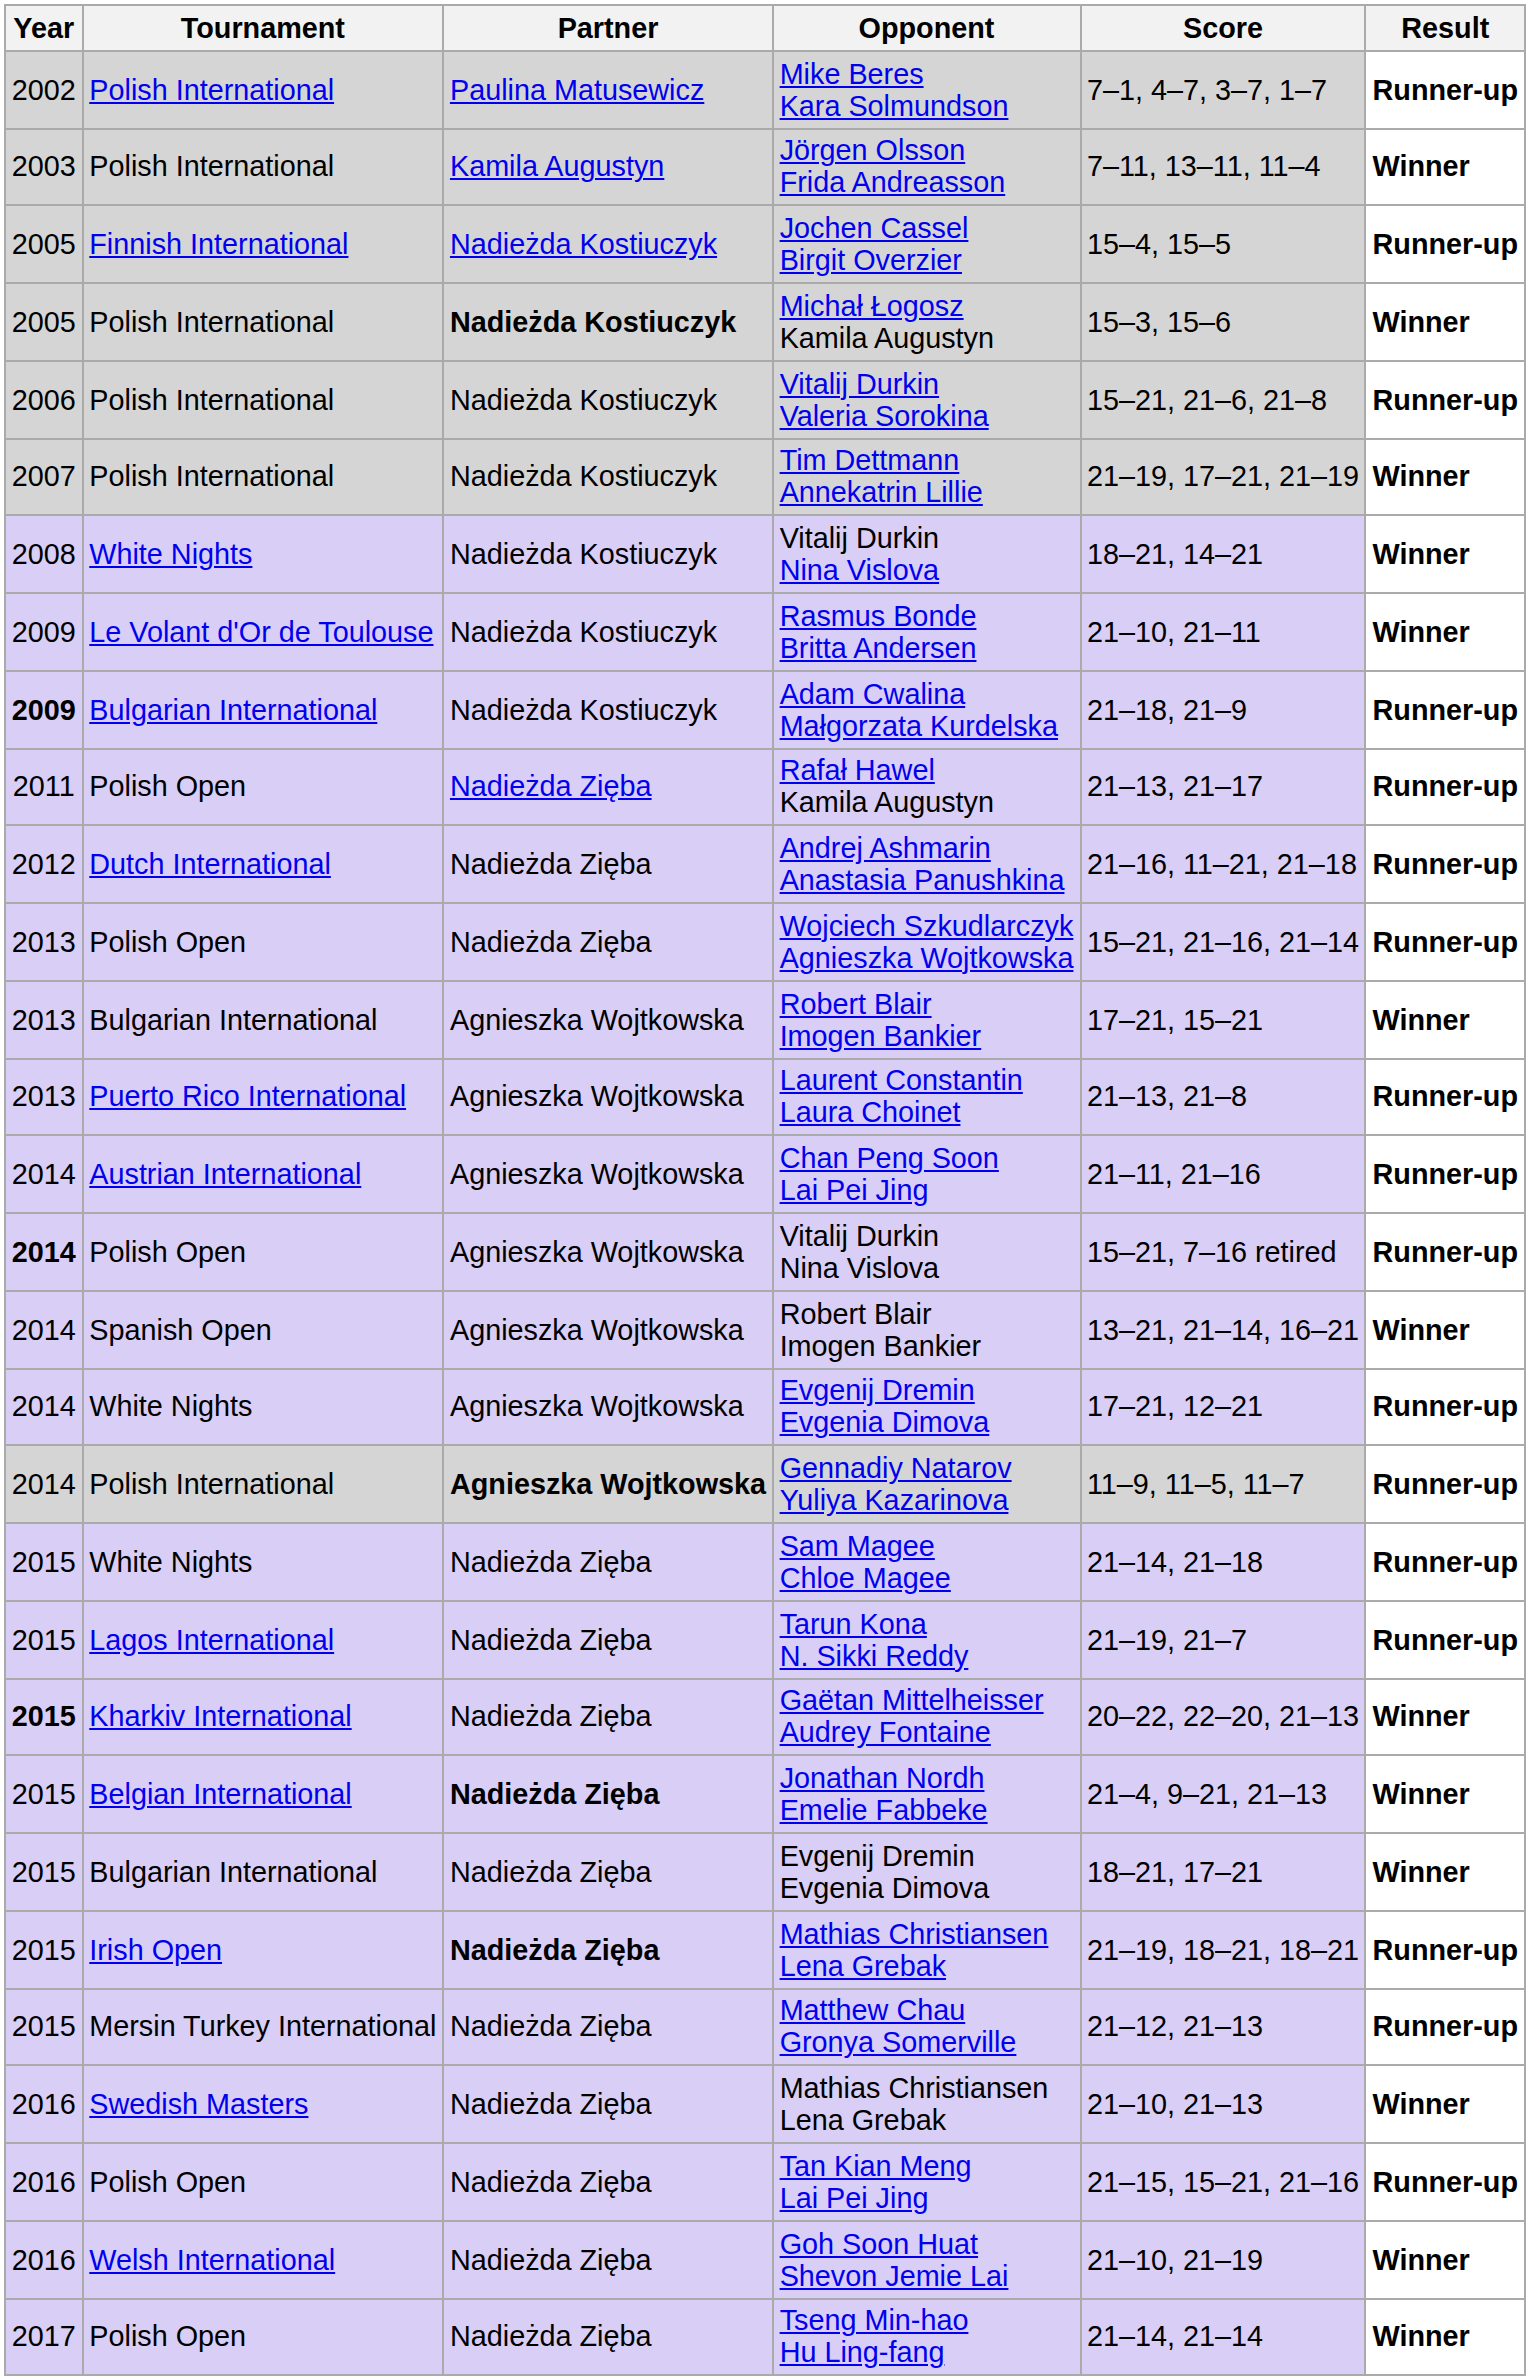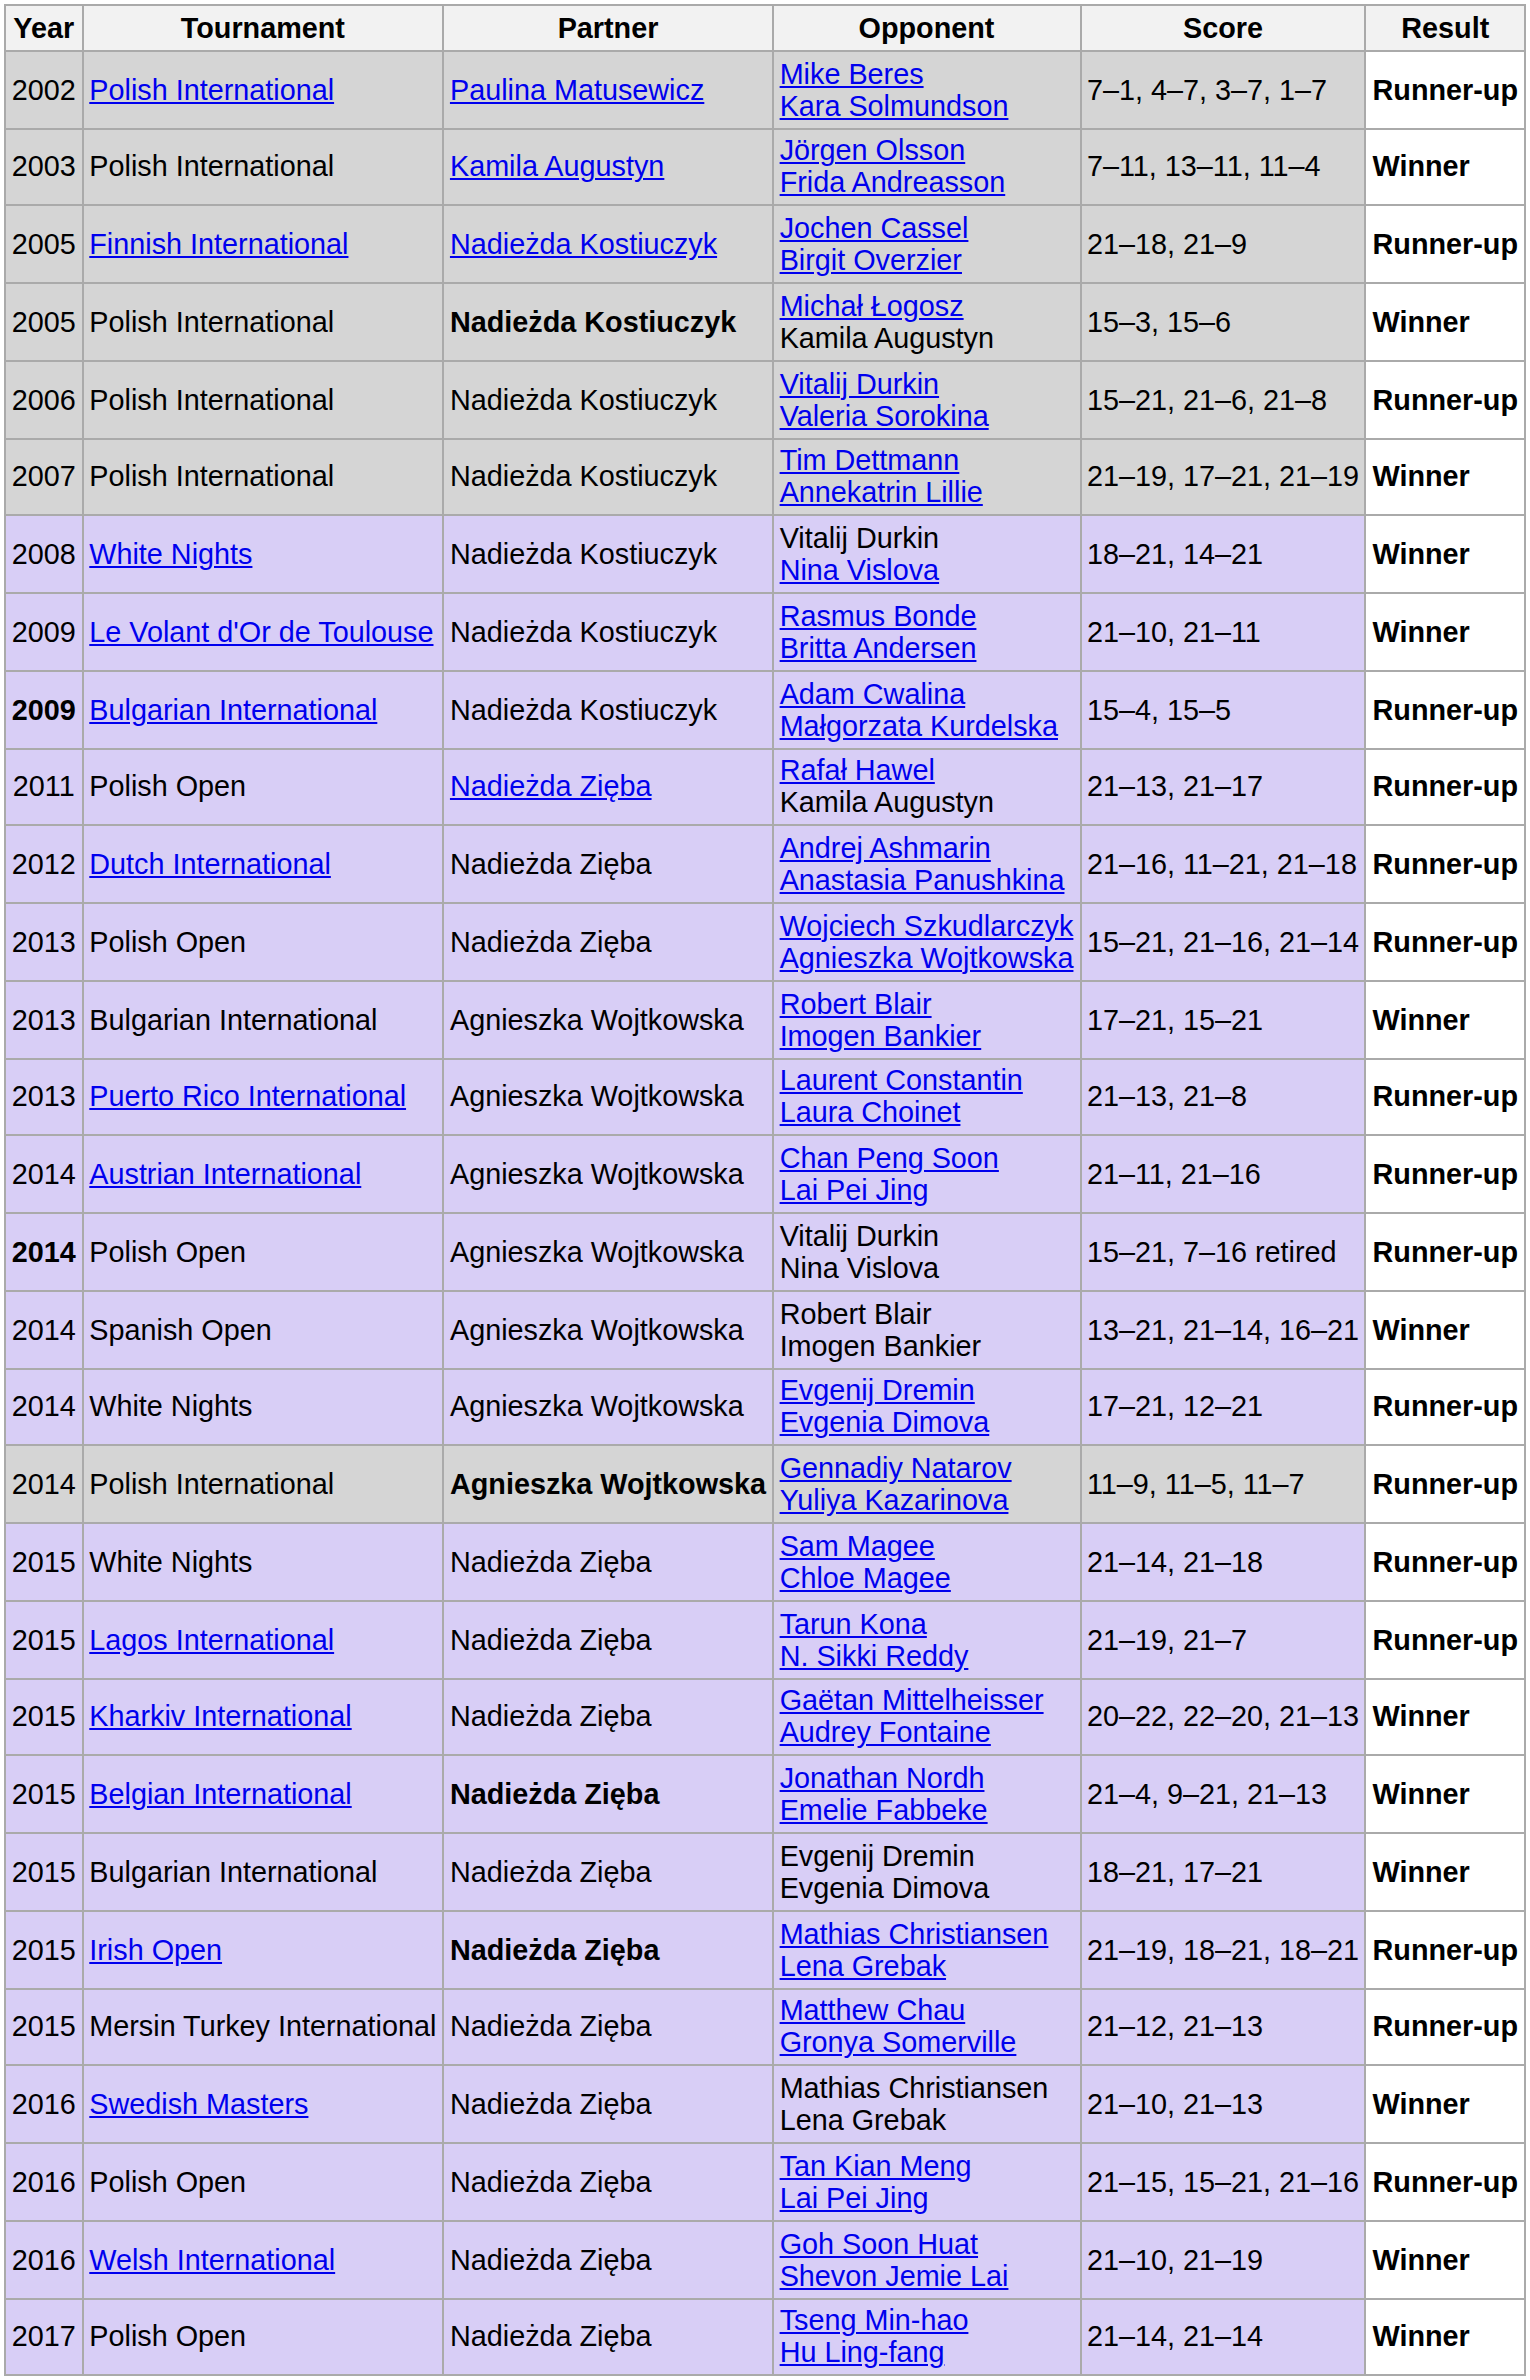(1159, 245) 15–4, 15–5 -> (1167, 245) 21–18, 21–9
(1167, 710) 21–18, 21–9 -> (1159, 710) 15–4, 15–5
(44, 1717) bold -> (44, 1717) normal
